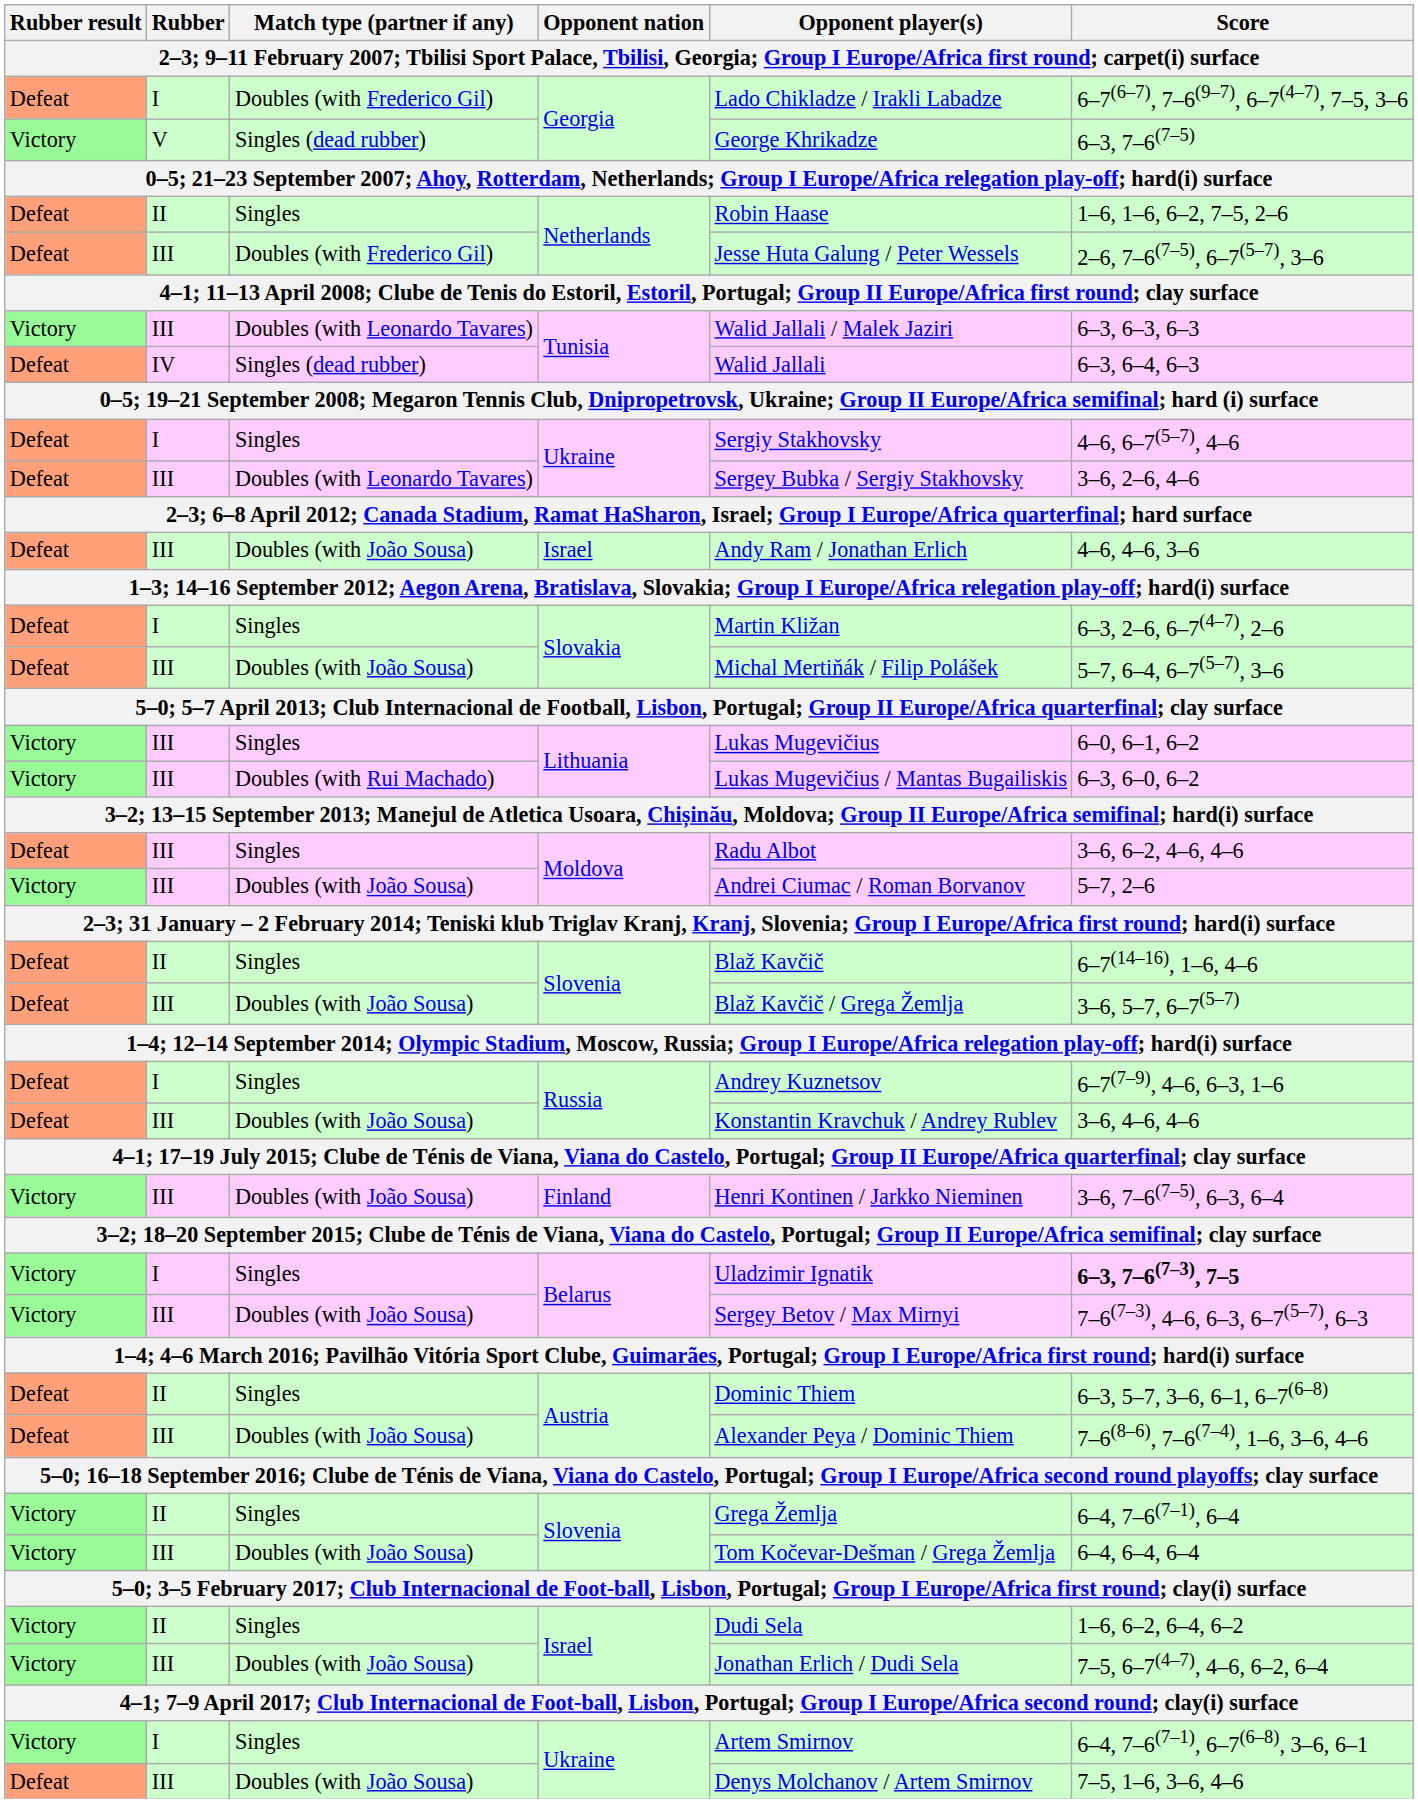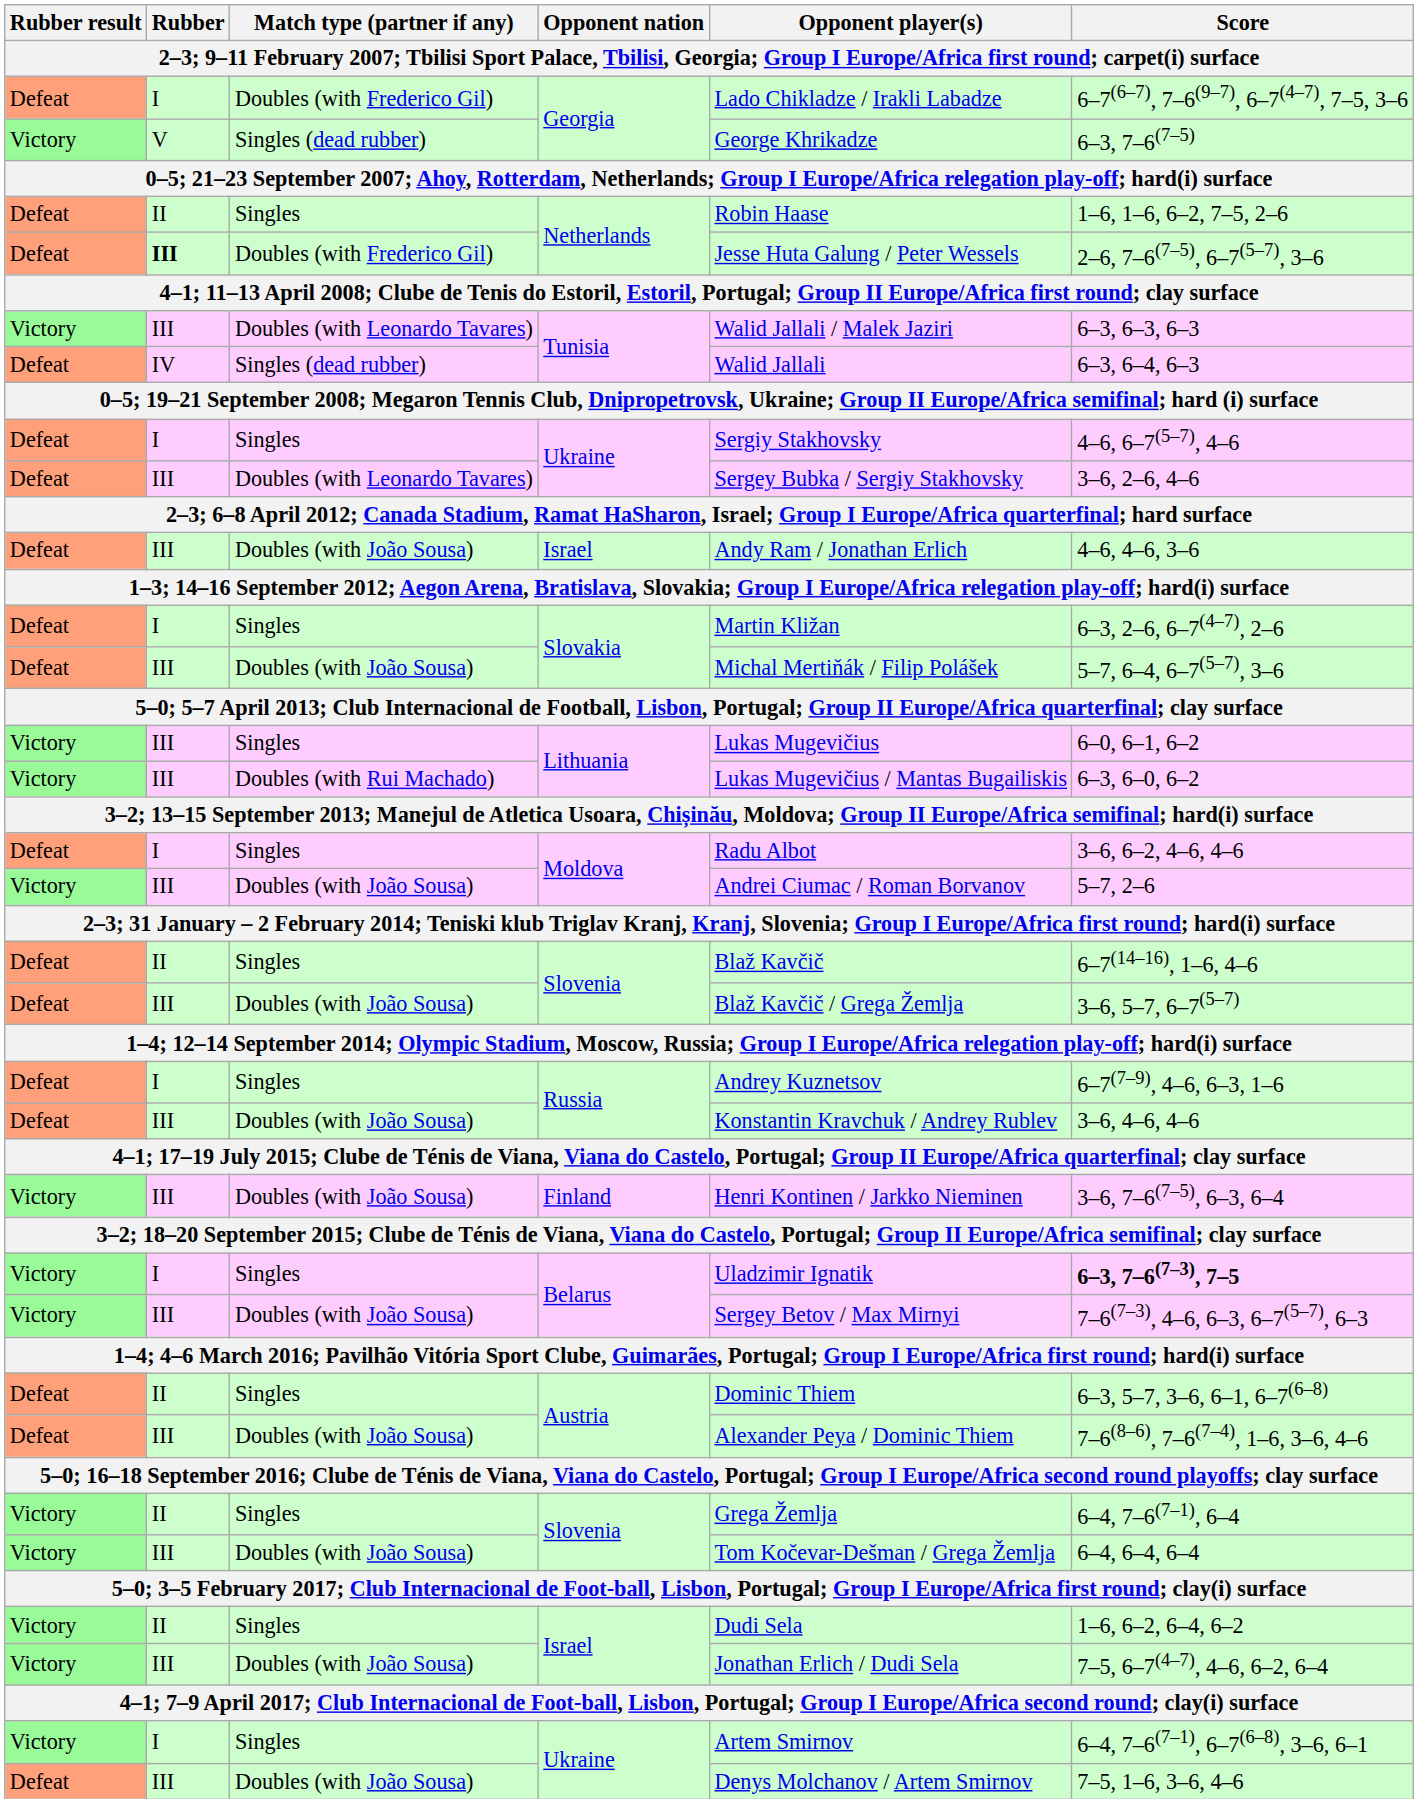(163, 253) normal -> (165, 253) bold
(163, 850) III -> (156, 850) I
